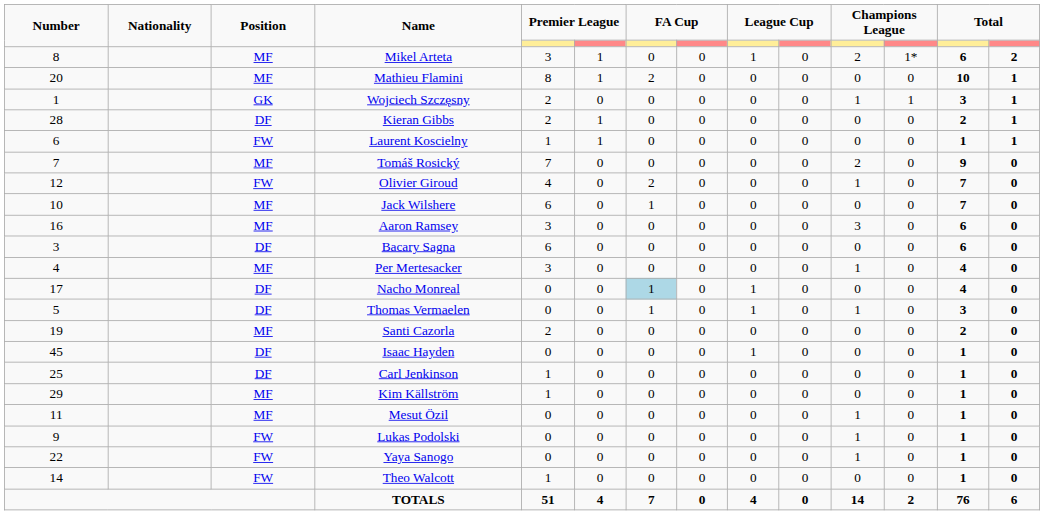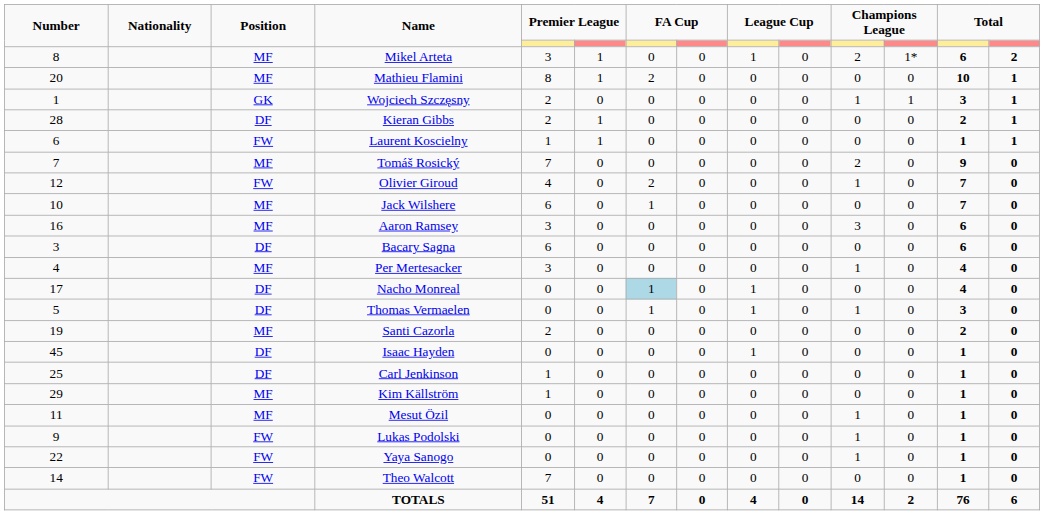(548, 478) 1 -> (548, 478) 7
